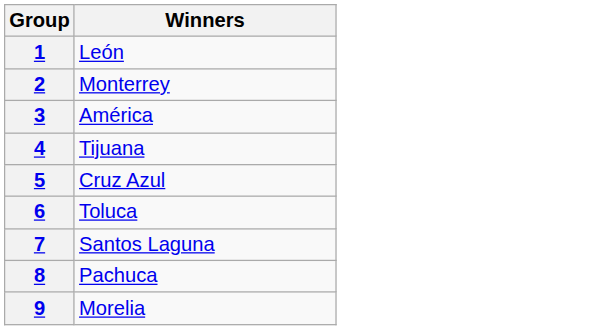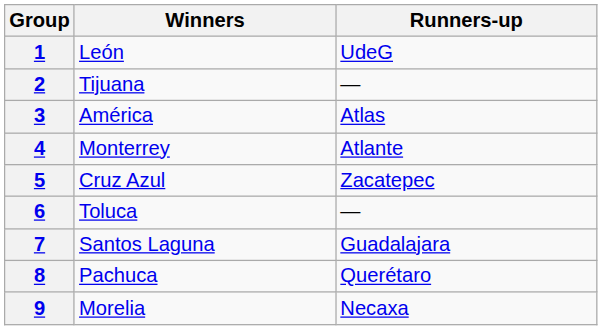+ column: (466, 20)
(124, 84) Monterrey -> (112, 84) Tijuana
(112, 148) Tijuana -> (124, 148) Monterrey
